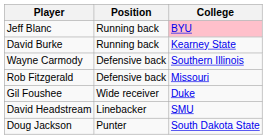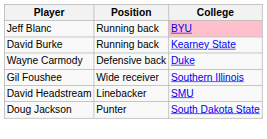(207, 61) Southern Illinois -> (183, 61) Duke
- row: (40, 77)
(183, 93) Duke -> (207, 77) Southern Illinois
